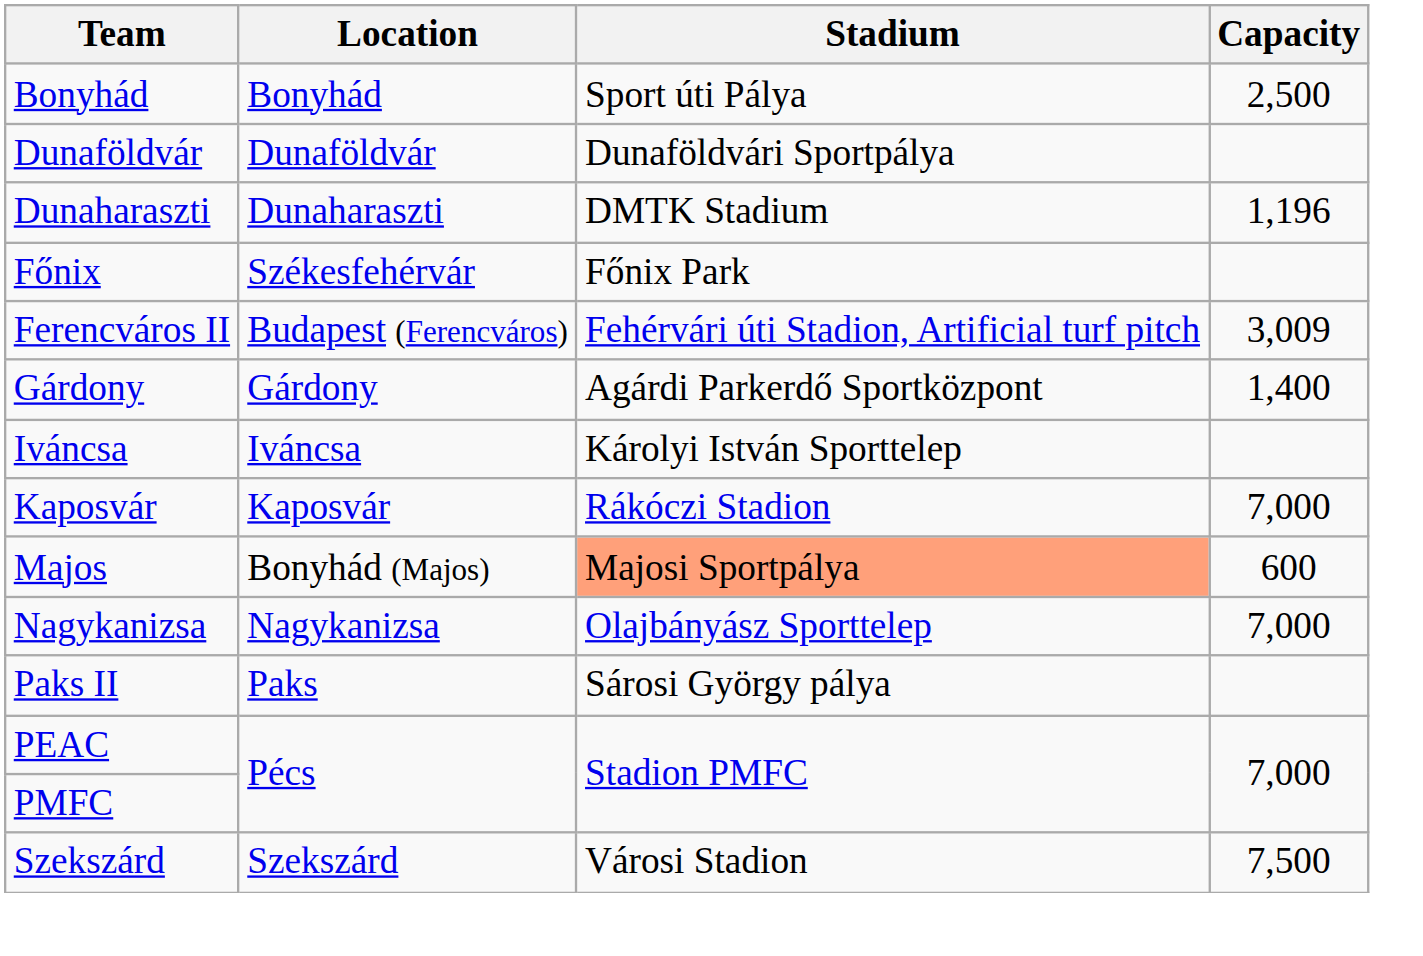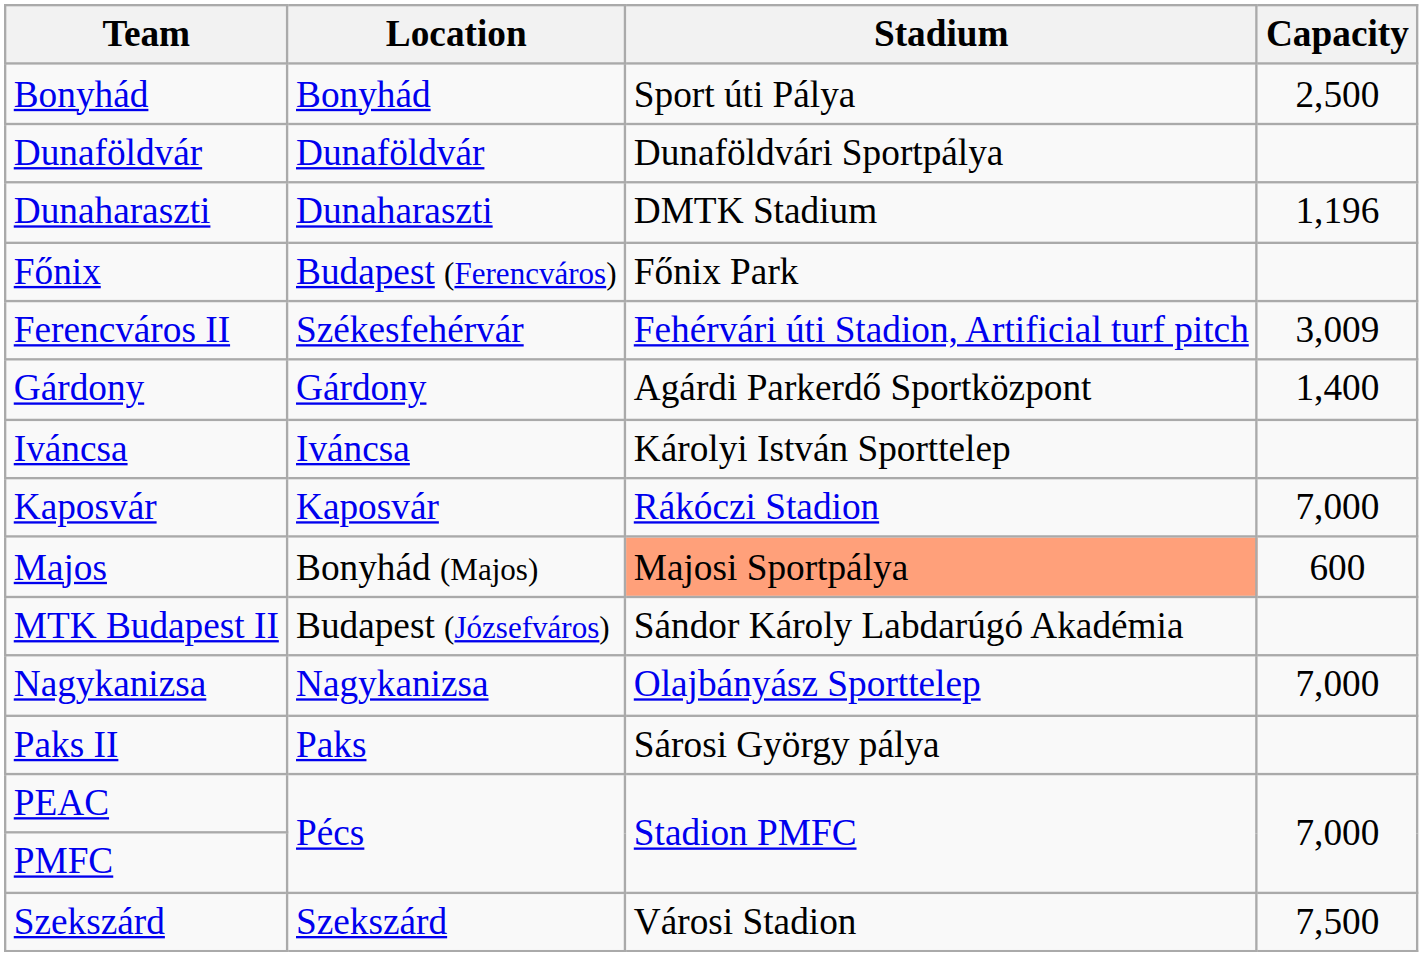(361, 270) Székesfehérvár -> (456, 270) Budapest (Ferencváros)
(408, 329) Budapest (Ferencváros) -> (410, 329) Székesfehérvár
+ row: (146, 625)
